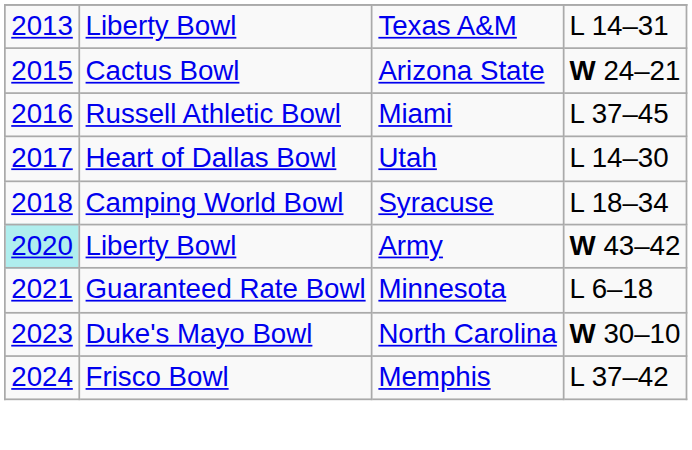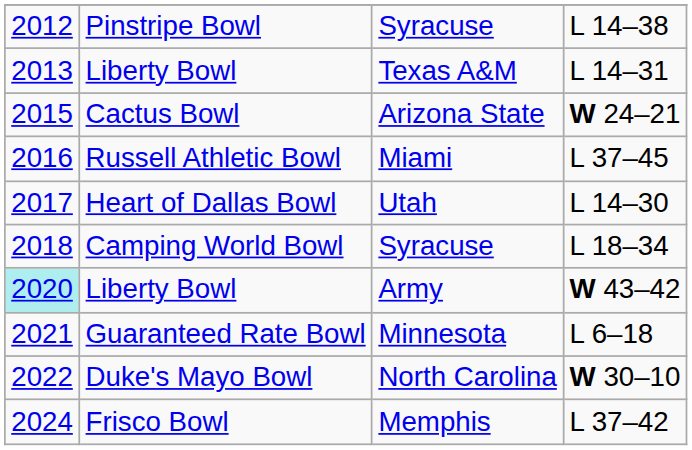+ row: (173, 26)
(42, 333) 2023 -> (42, 377) 2022
